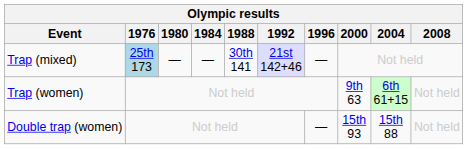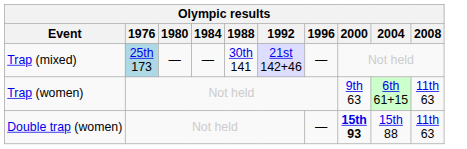(437, 93) Not held -> (428, 93) 11th 63
(354, 127) normal -> (354, 127) bold
(437, 127) Not held -> (428, 127) 11th 63
